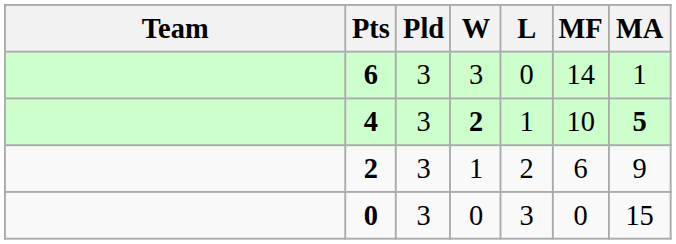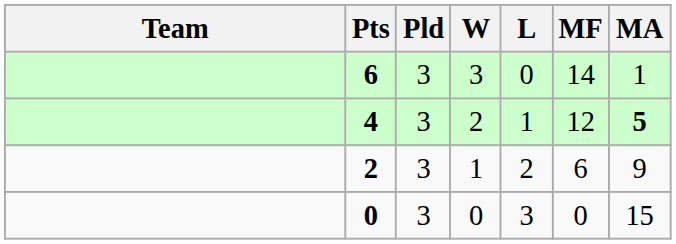(476, 121) bold -> (476, 121) normal
(581, 121) 10 -> (581, 121) 12
